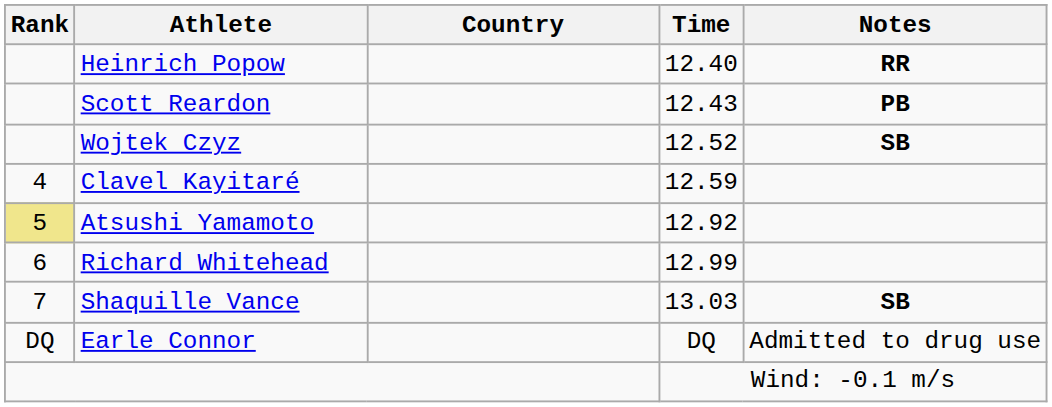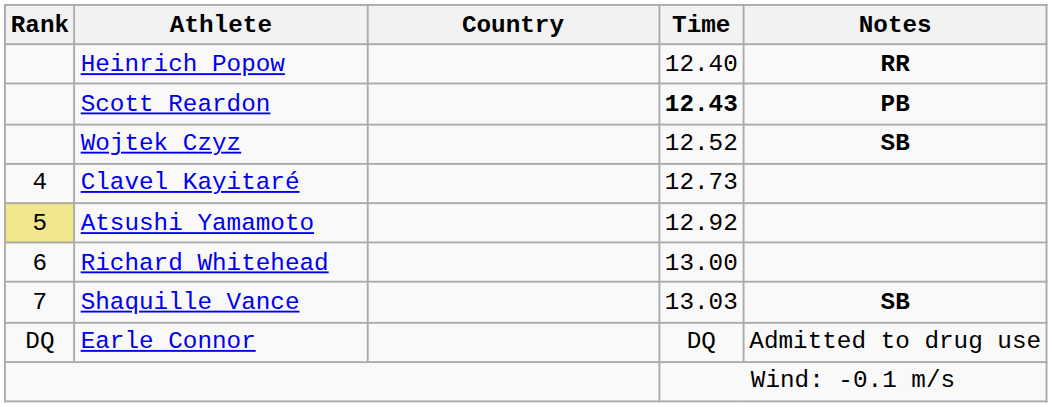(701, 104) normal -> (701, 104) bold
(701, 183) 12.59 -> (701, 183) 12.73
(701, 262) 12.99 -> (701, 262) 13.00
